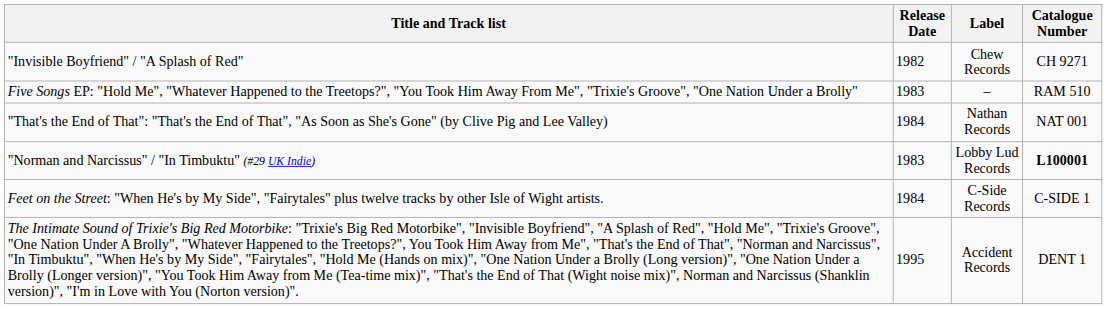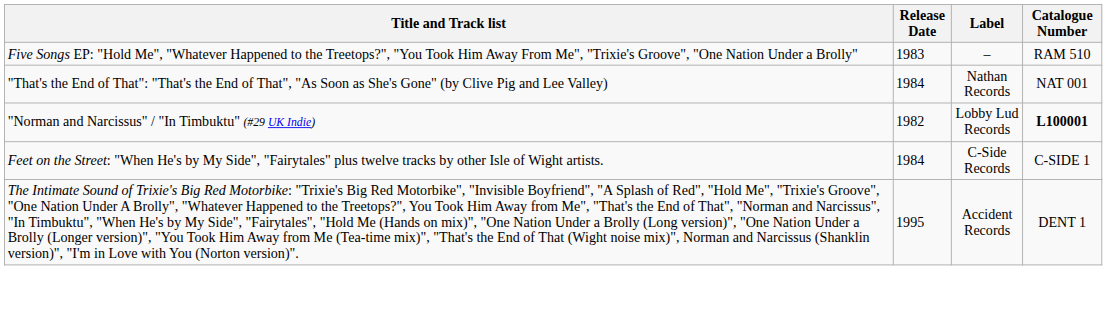- row: (126, 61)
(910, 160) 1983 -> (910, 122) 1982
